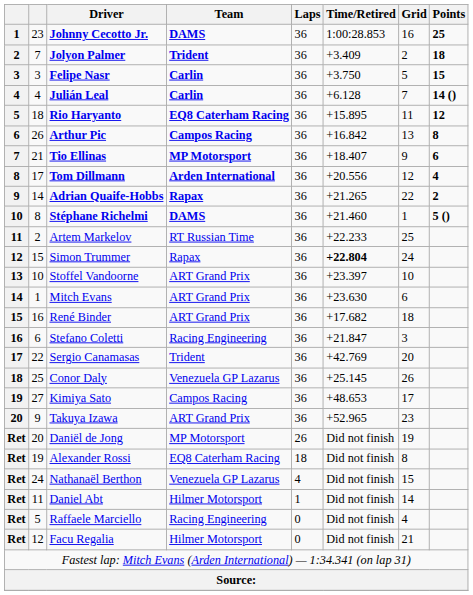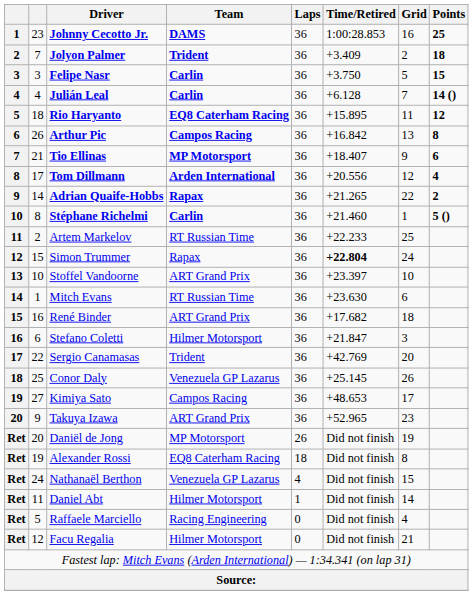(187, 216) DAMS -> (186, 216) Carlin
(209, 296) ART Grand Prix -> (212, 296) RT Russian Time
(218, 337) Racing Engineering -> (216, 337) Hilmer Motorsport
